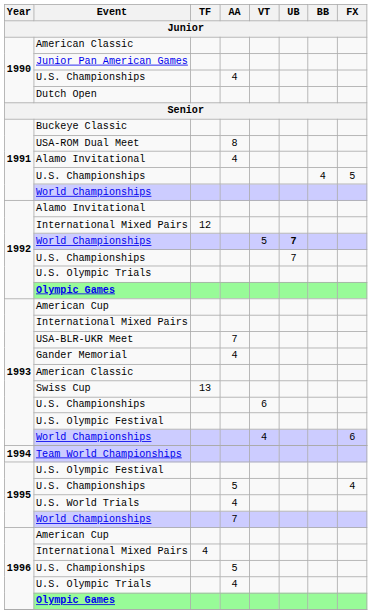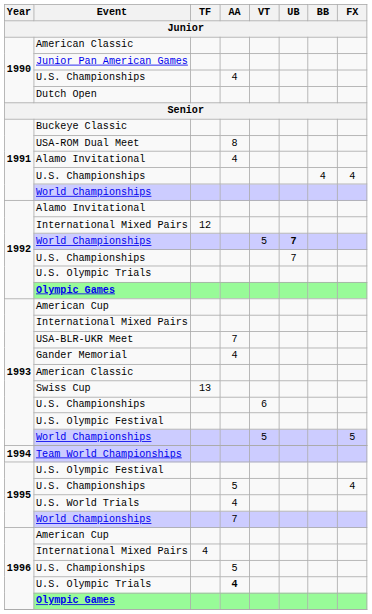(352, 176) 5 -> (352, 176) 4
(264, 438) 4 -> (264, 438) 5
(352, 438) 6 -> (352, 438) 5
(235, 585) normal -> (235, 585) bold
